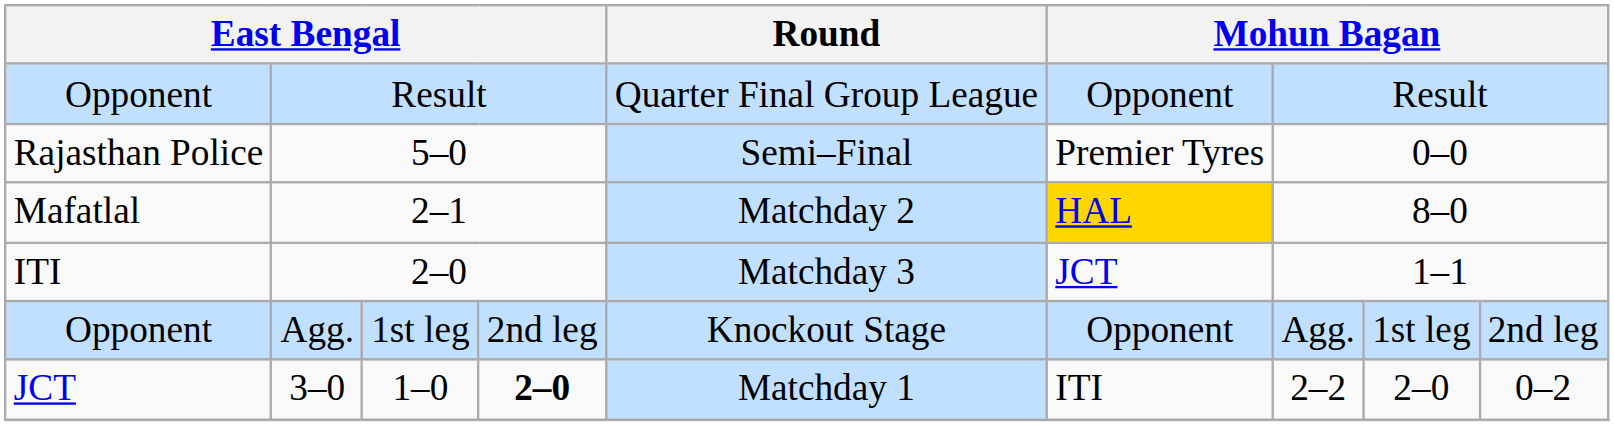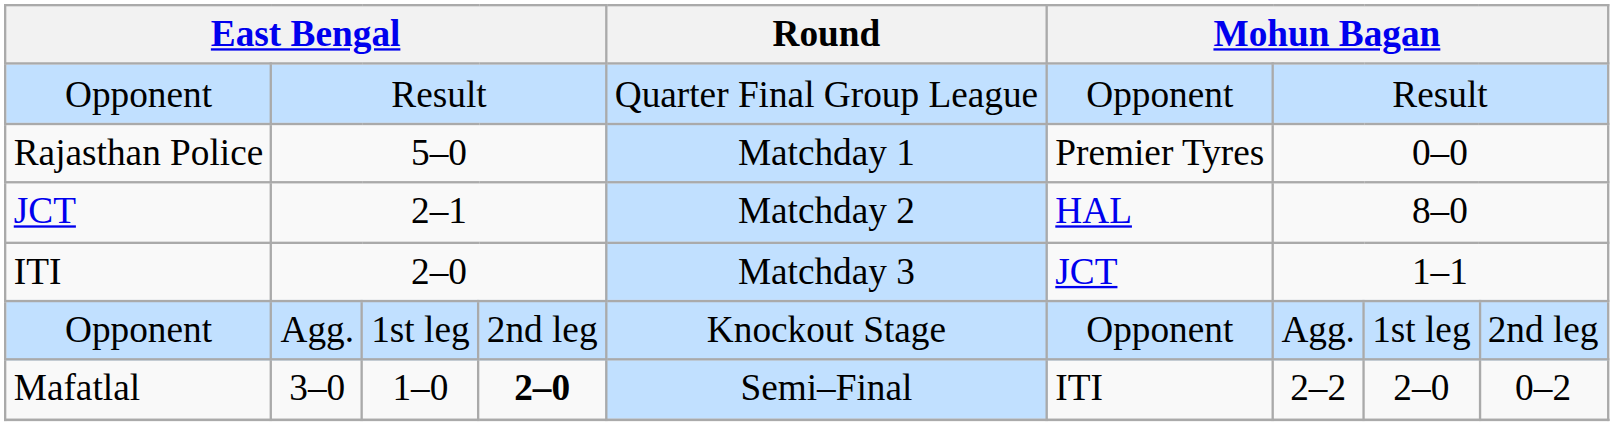(826, 152) Semi–Final -> (826, 152) Matchday 1
(77, 211) Mafatlal -> (45, 211) JCT
(1094, 211) gold background -> (1094, 211) no background
(45, 388) JCT -> (77, 388) Mafatlal
(826, 388) Matchday 1 -> (826, 388) Semi–Final
